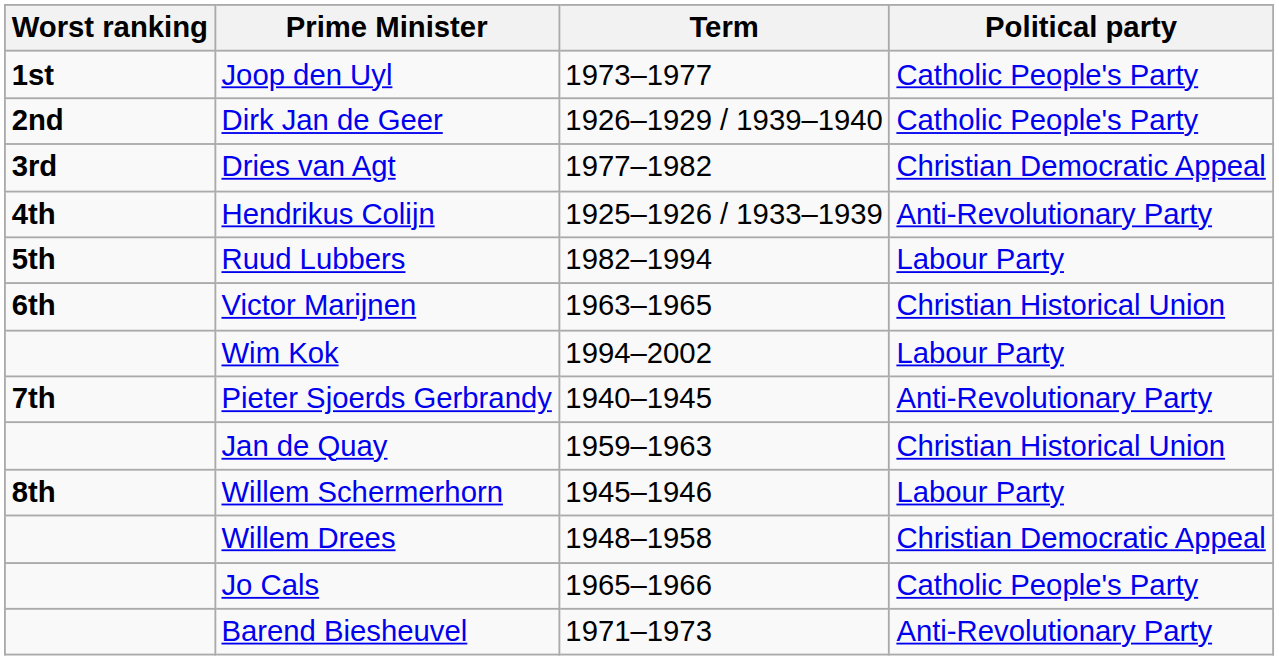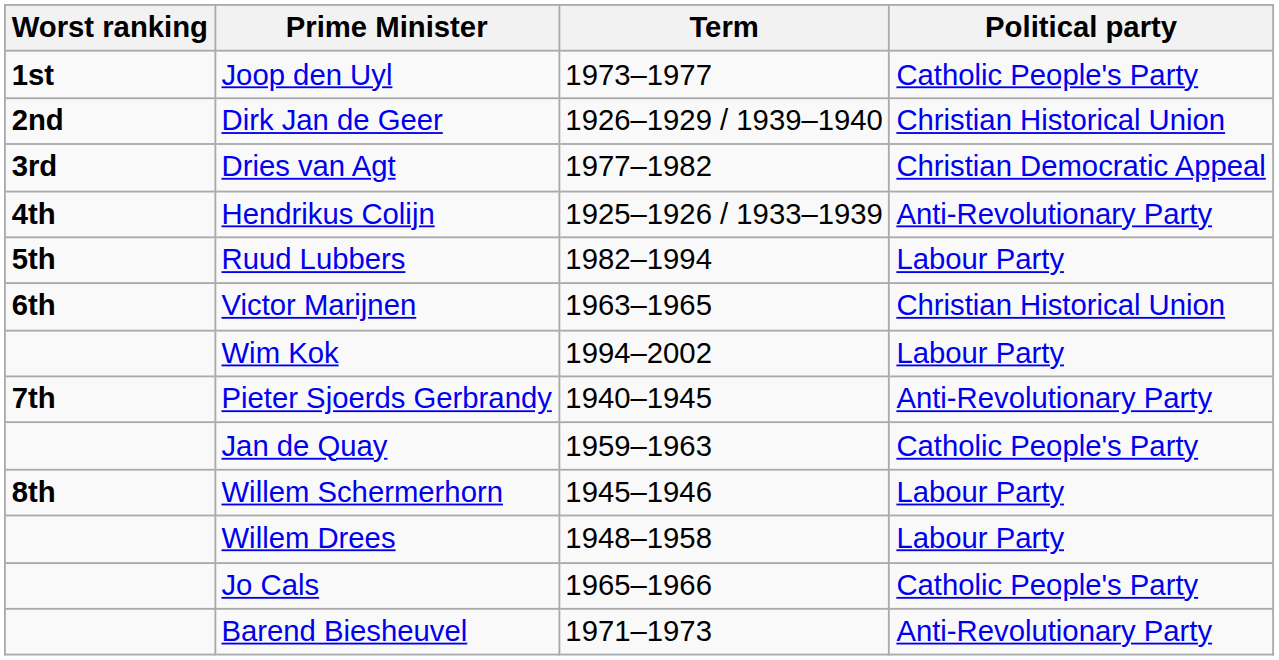(1047, 120) Catholic People's Party -> (1061, 120) Christian Historical Union
(1061, 445) Christian Historical Union -> (1047, 445) Catholic People's Party
(1081, 538) Christian Democratic Appeal -> (980, 538) Labour Party
